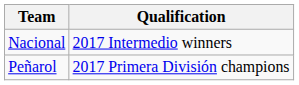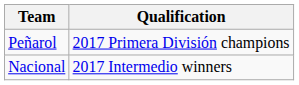rows swapped: (37, 42) <-> (32, 67)
